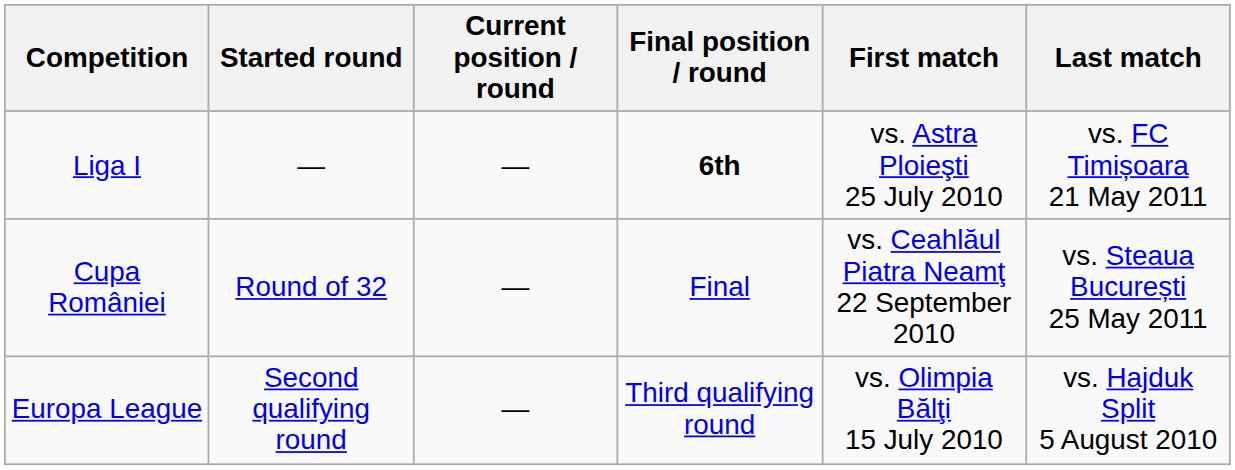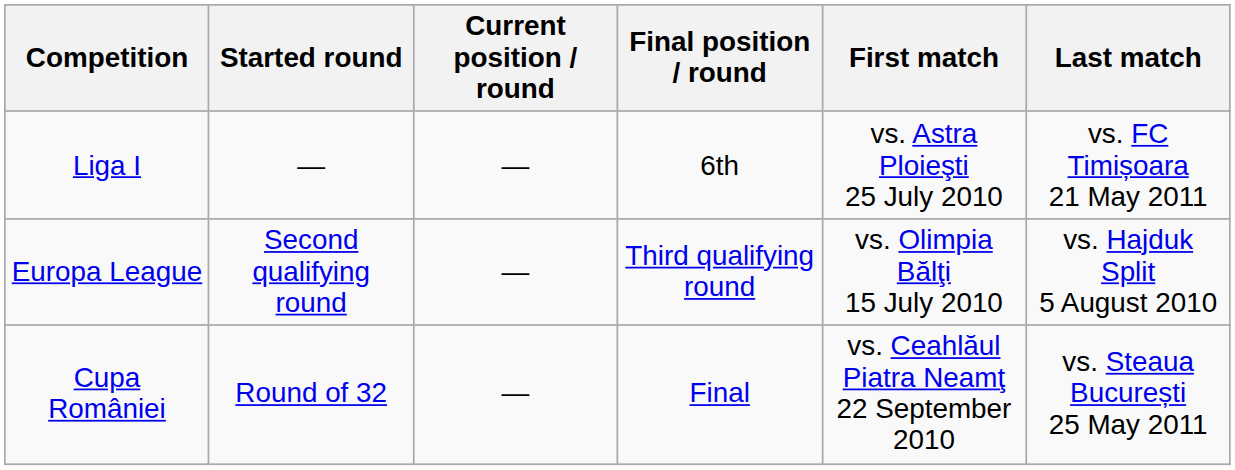(720, 164) bold -> (720, 164) normal
rows swapped: (107, 287) <-> (107, 409)
